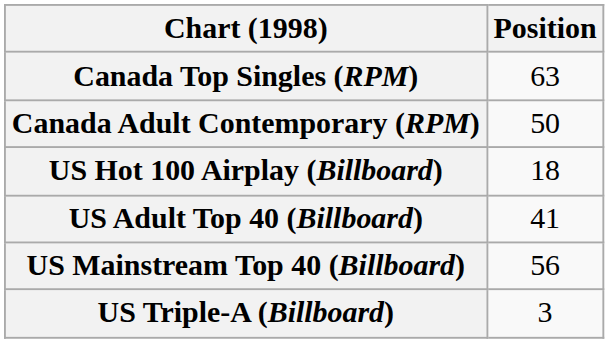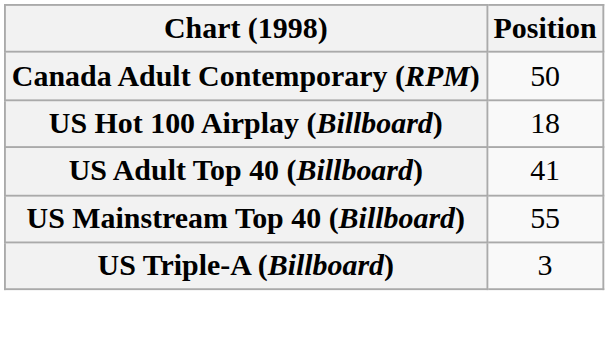- row: (246, 75)
(545, 265) 56 -> (545, 218) 55
